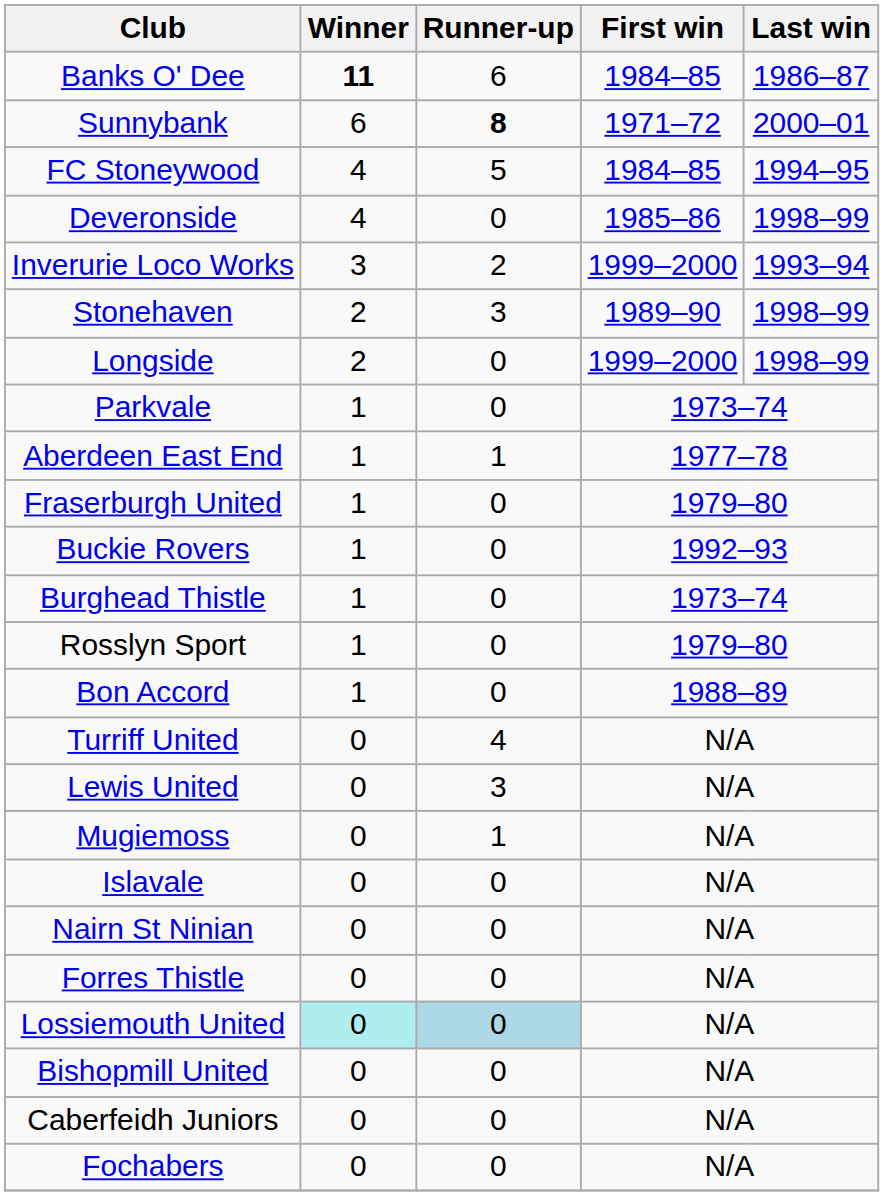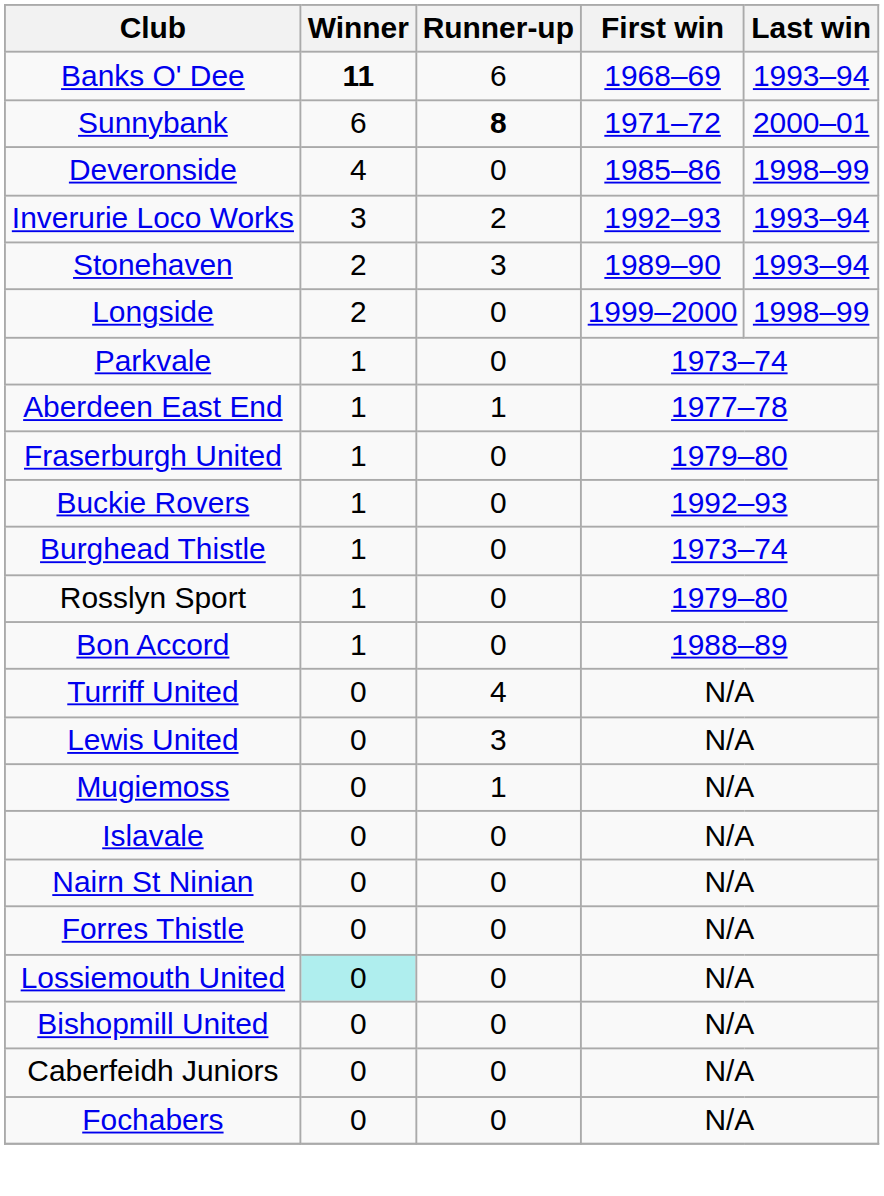(663, 75) 1984–85 -> (663, 75) 1968–69
(811, 75) 1986–87 -> (811, 75) 1993–94
- row: (153, 170)
(663, 265) 1999–2000 -> (663, 218) 1992–93
(811, 312) 1998–99 -> (811, 265) 1993–94
(498, 1024) lightblue background -> (498, 977) no background
